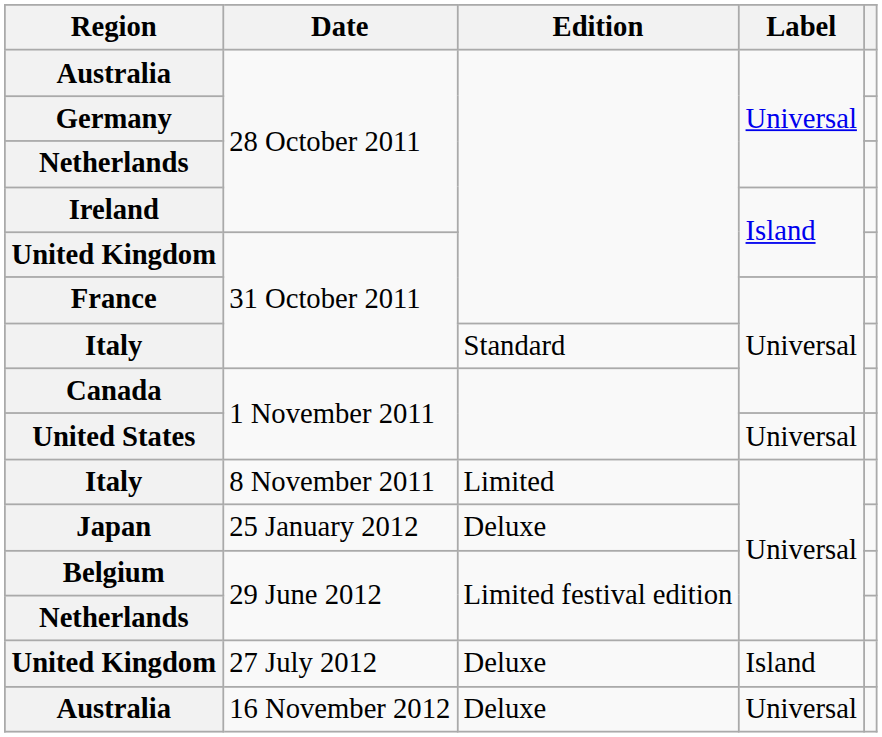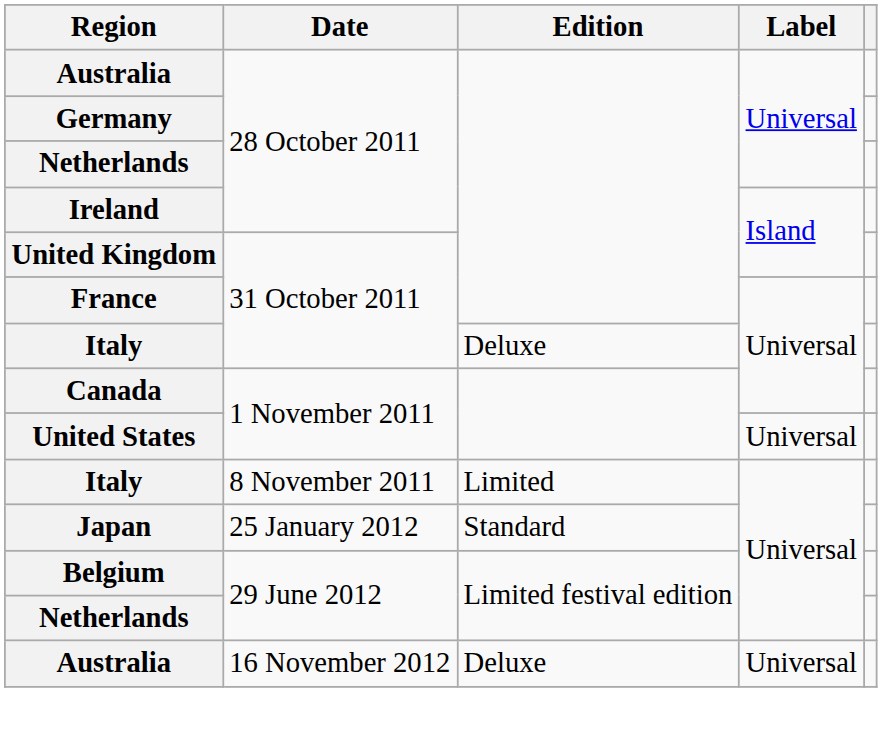(514, 345) Standard -> (505, 345) Deluxe
(505, 526) Deluxe -> (514, 526) Standard
- row: (114, 663)
